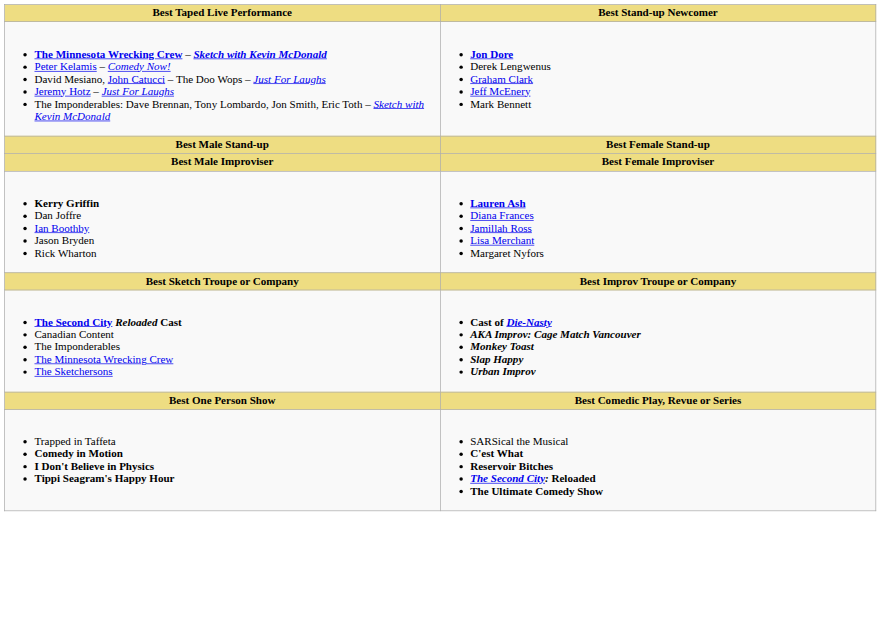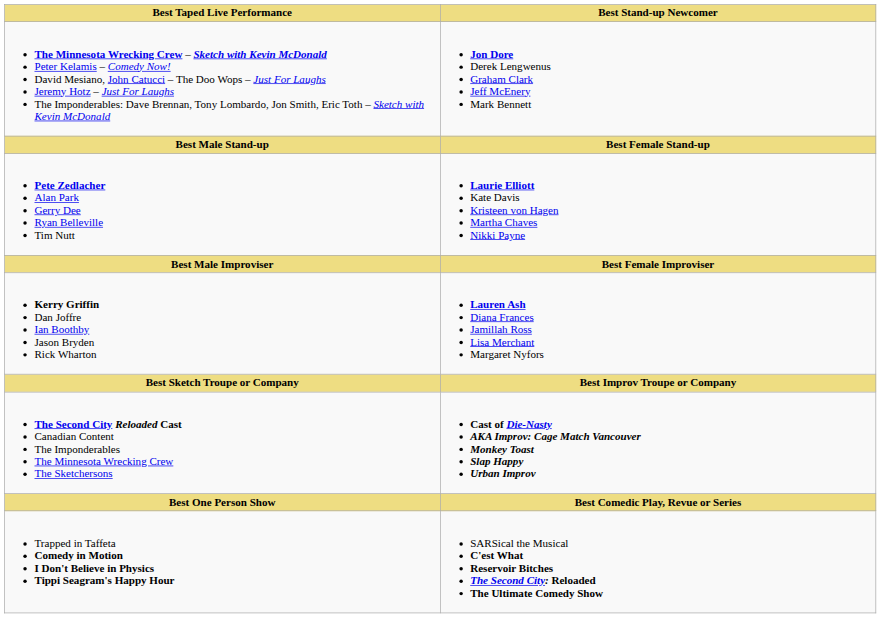+ row: (222, 211)
